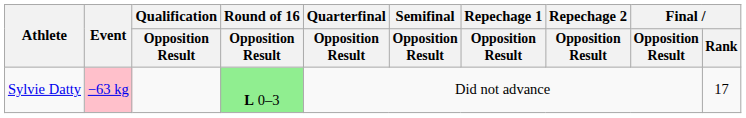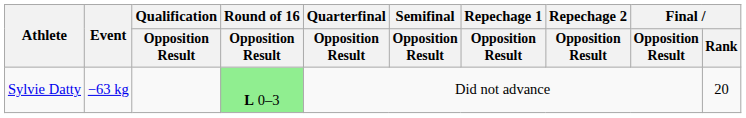(108, 90) pink background -> (108, 90) no background
(721, 90) 17 -> (721, 90) 20
